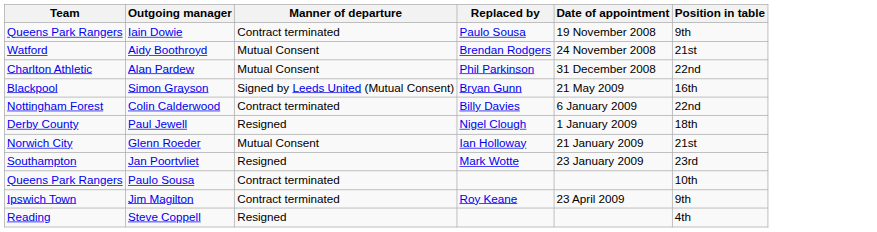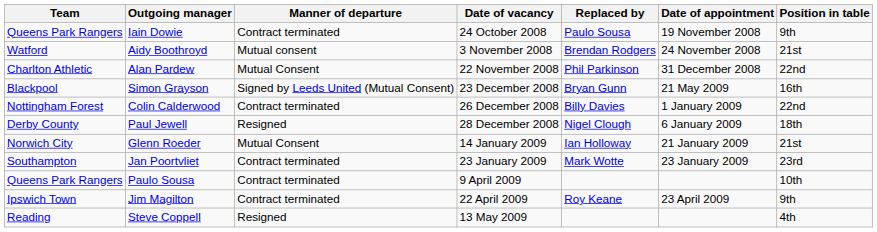+ column: (509, 13)
(278, 50) Mutual Consent -> (277, 50) Mutual consent
(597, 106) 6 January 2009 -> (701, 106) 1 January 2009
(597, 124) 1 January 2009 -> (701, 124) 6 January 2009
(262, 161) Resigned -> (289, 161) Contract terminated
